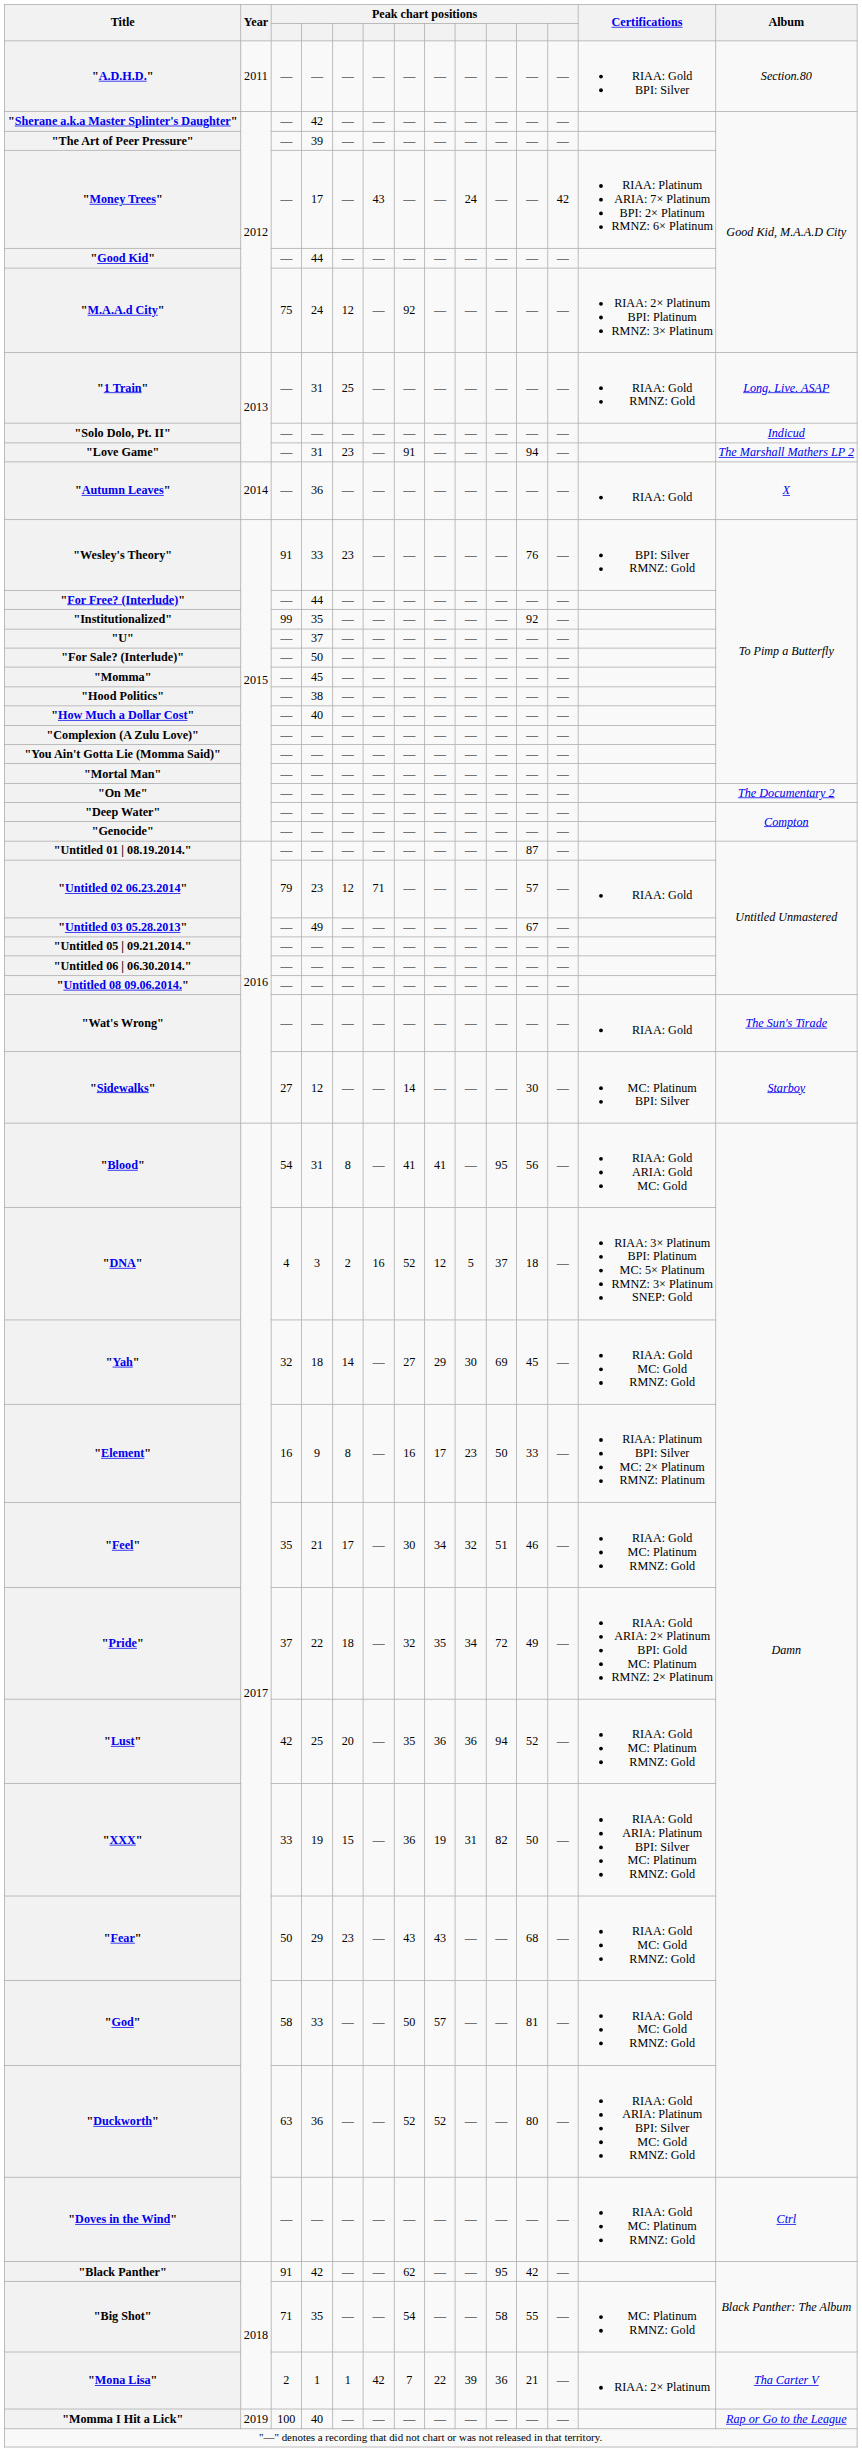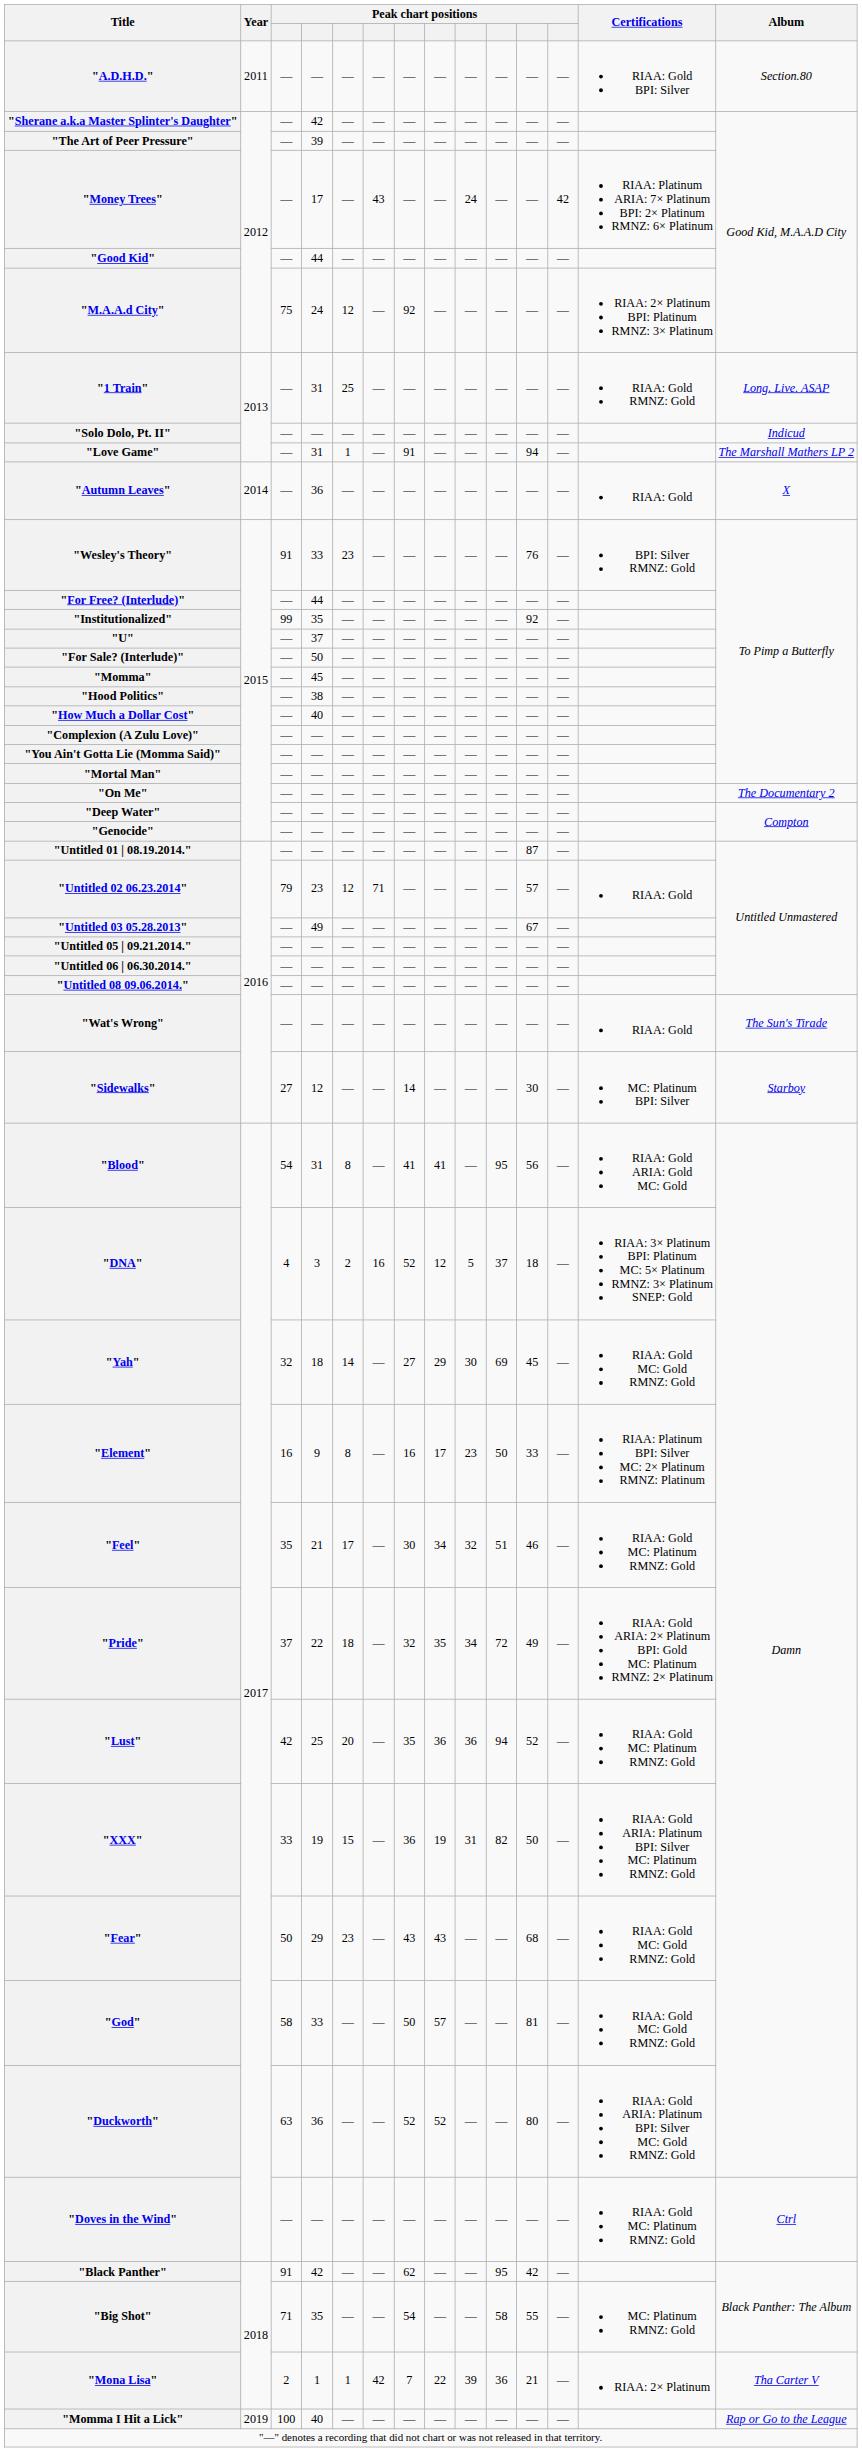(348, 452) 23 -> (348, 452) 1
